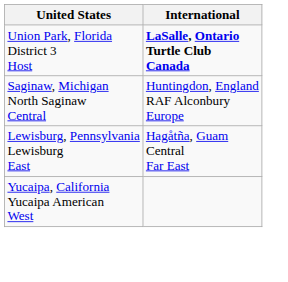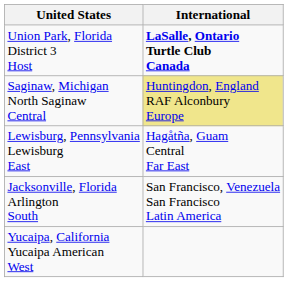(202, 100) no background -> (202, 100) khaki background
+ row: (62, 201)
